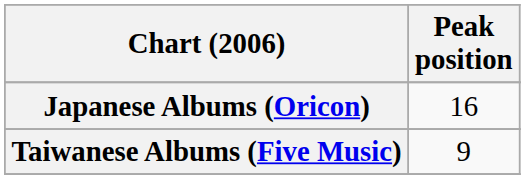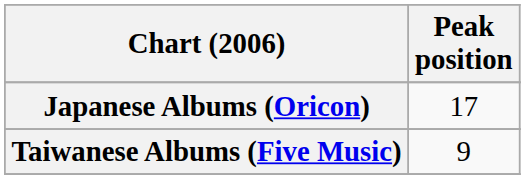(464, 105) 16 -> (464, 105) 17
